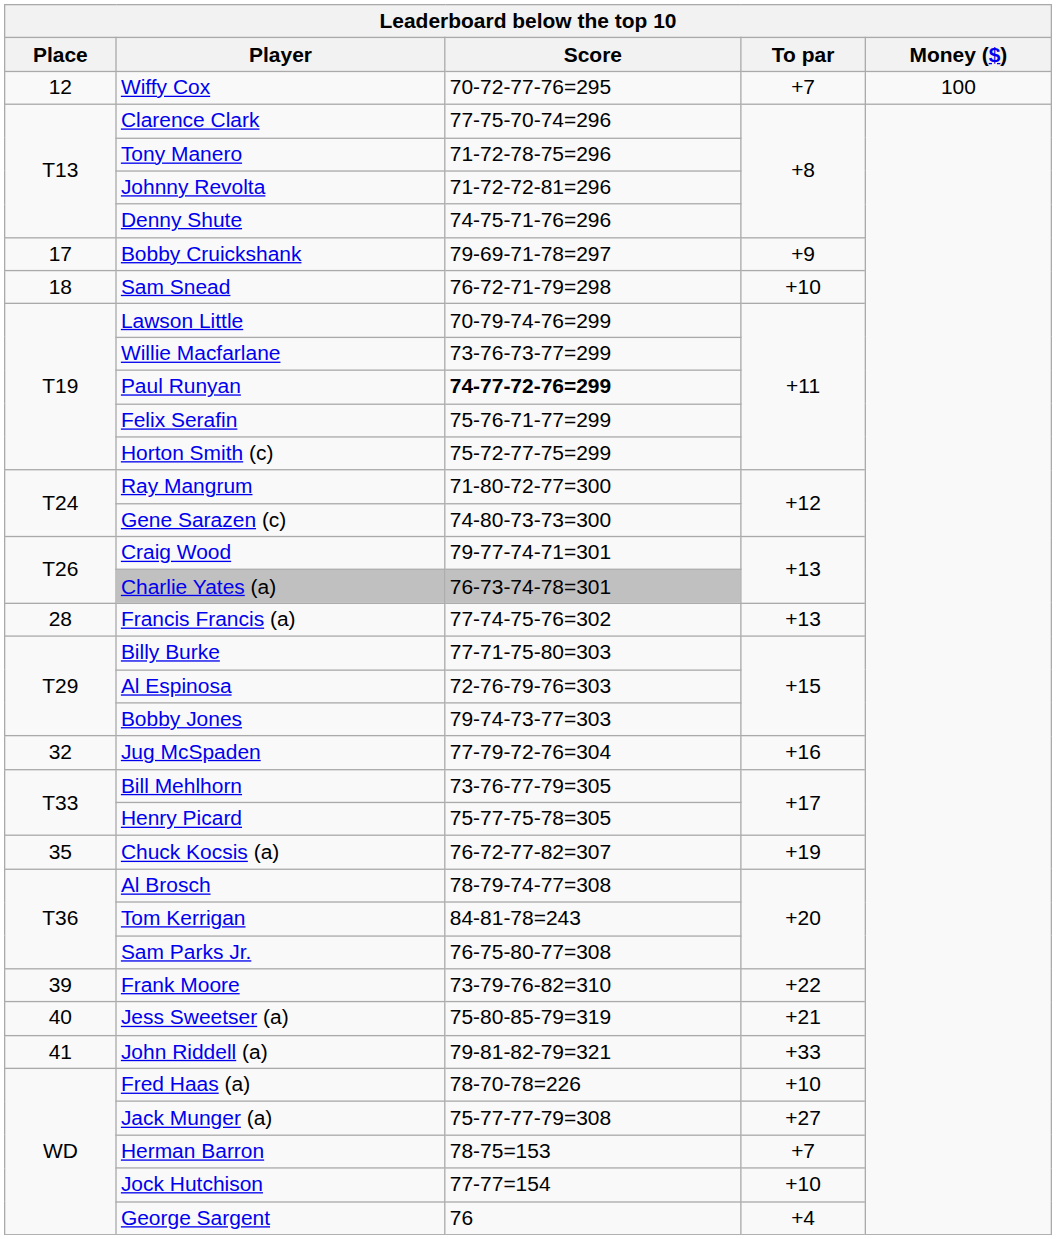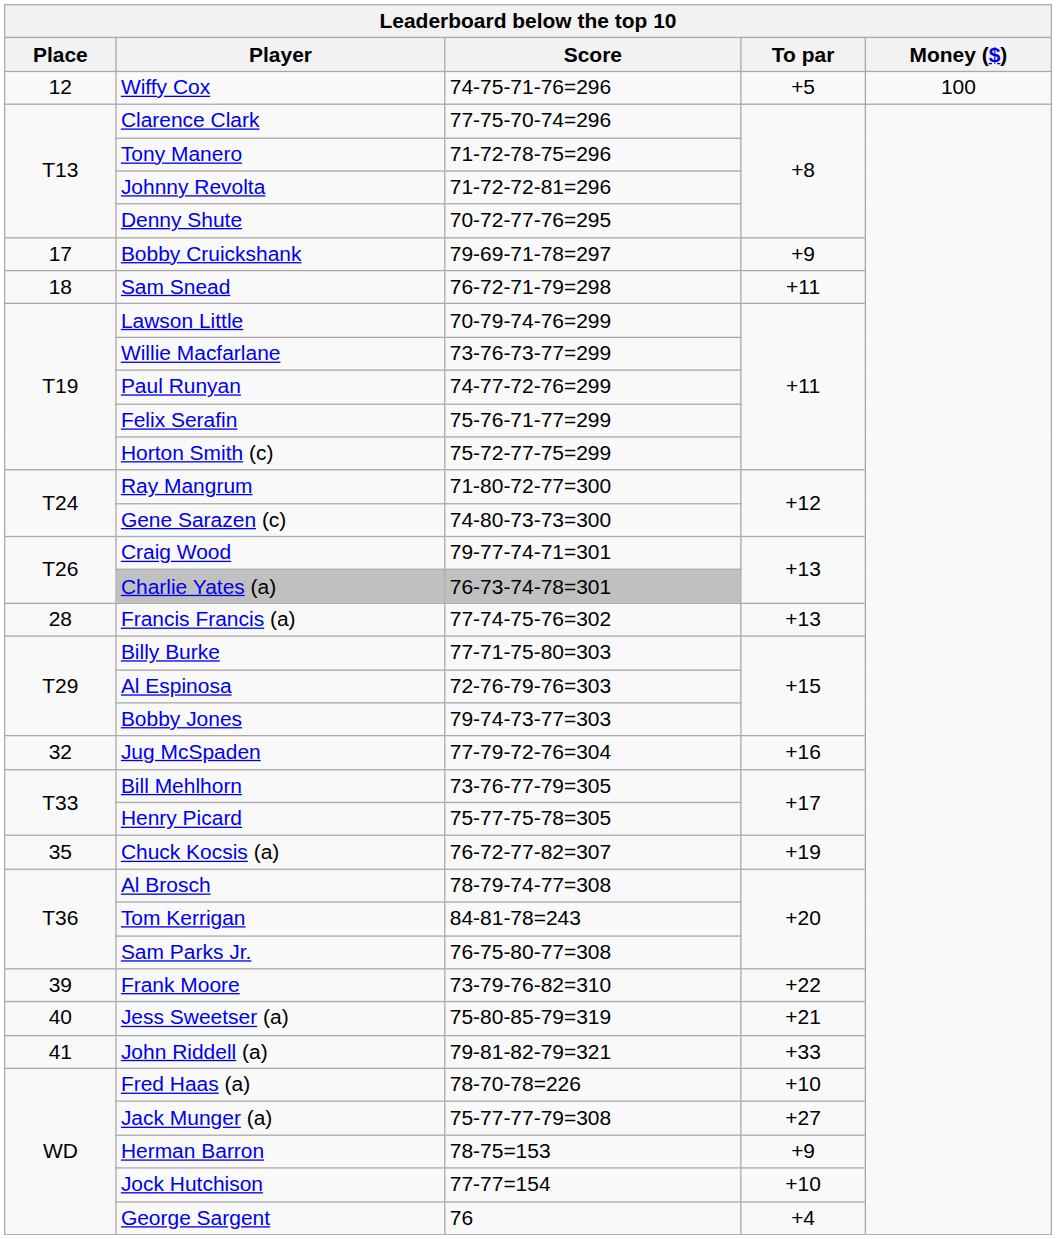(530, 87) 70-72-77-76=295 -> (530, 87) 74-75-71-76=296
(803, 87) +7 -> (803, 87) +5
(530, 220) 74-75-71-76=296 -> (530, 220) 70-72-77-76=295
(803, 287) +10 -> (803, 287) +11
(530, 386) bold -> (530, 386) normal
(803, 1151) +7 -> (803, 1151) +9
